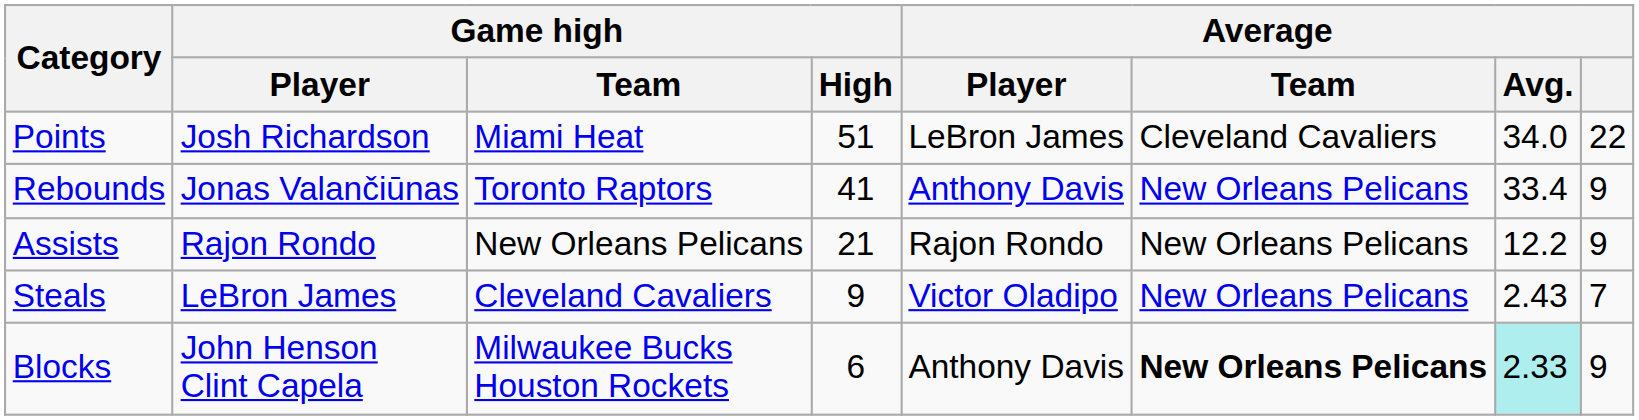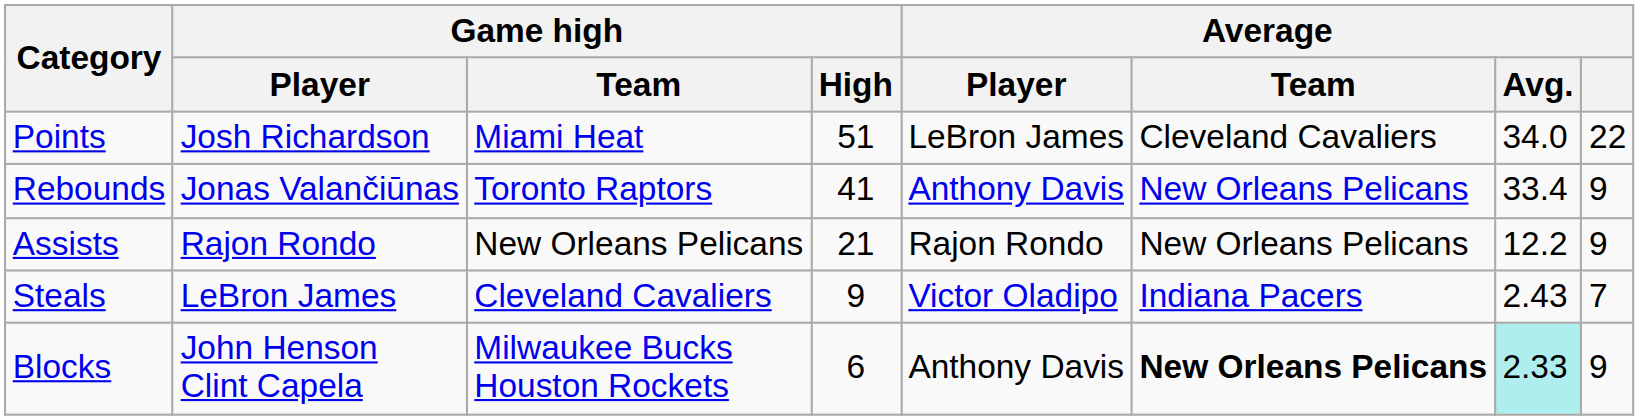(1304, 296) New Orleans Pelicans -> (1251, 296) Indiana Pacers
